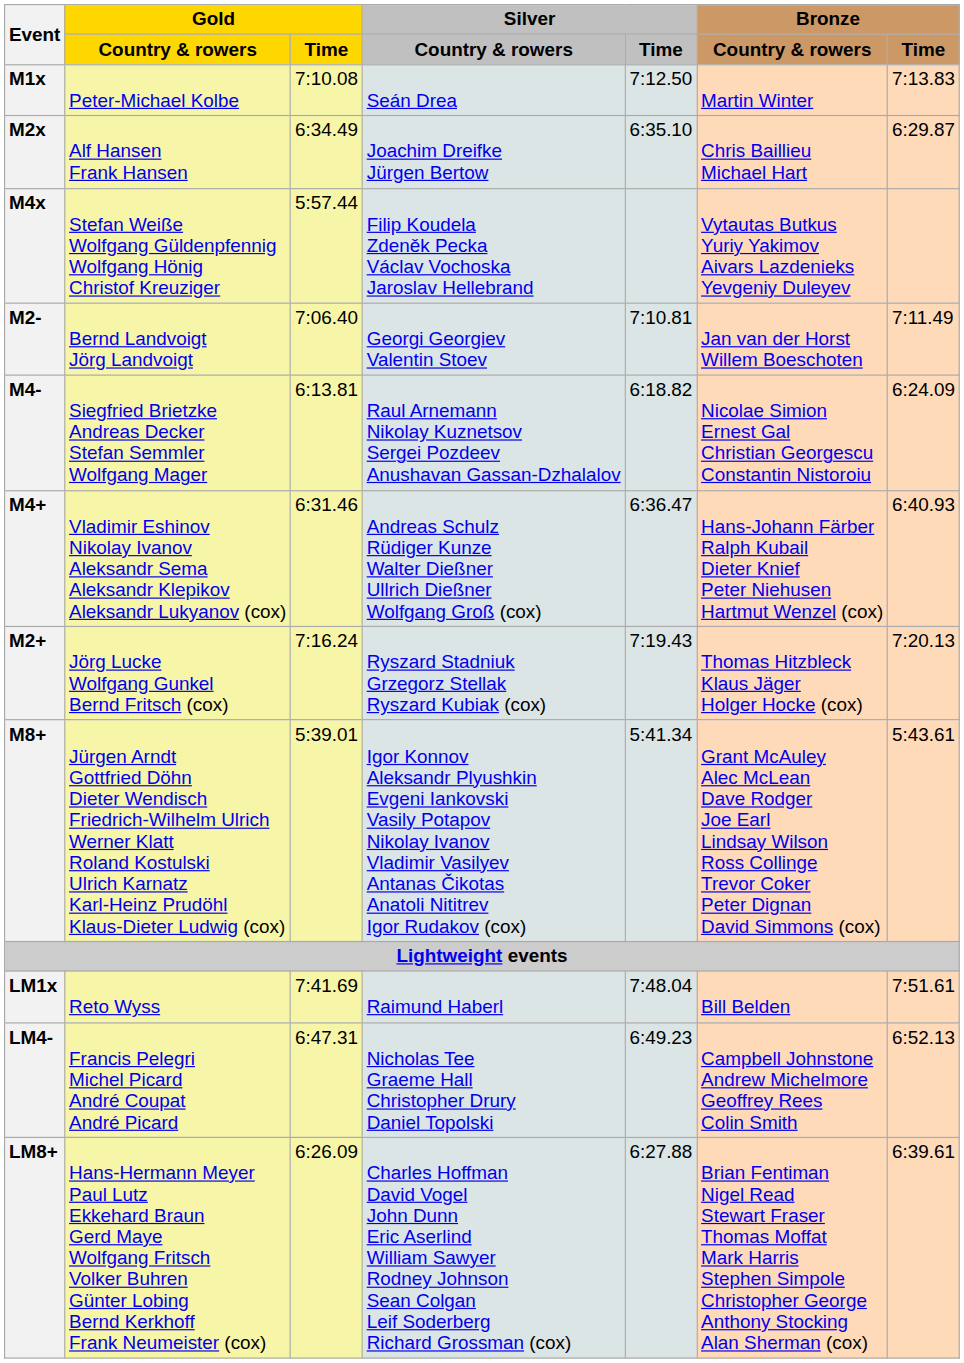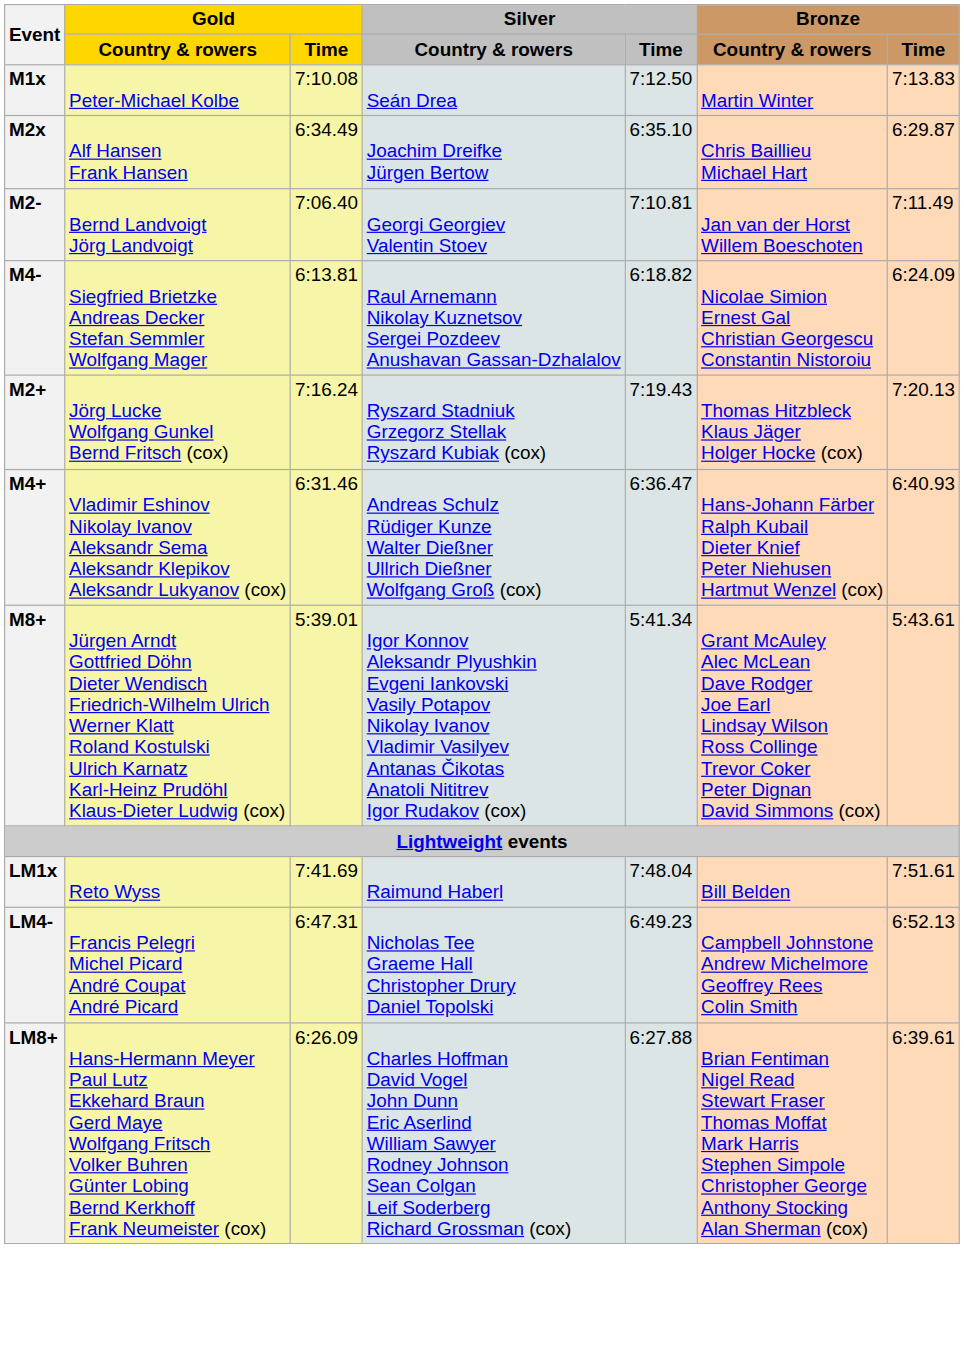- row: (27, 202)
rows swapped: (28, 641) <-> (28, 505)
